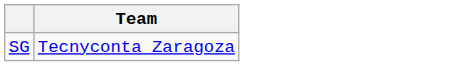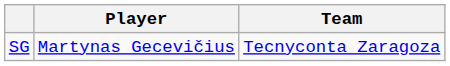+ column: (136, 19)
